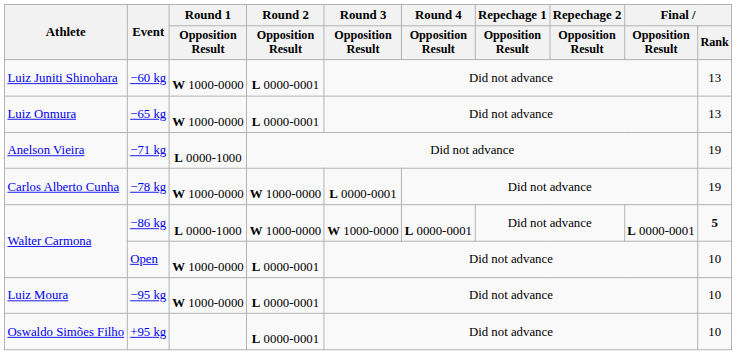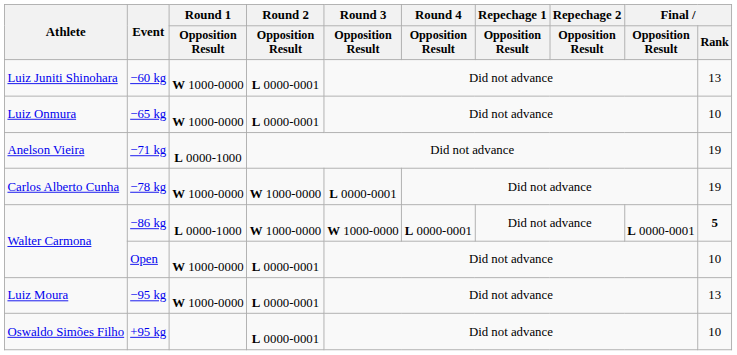(715, 114) 13 -> (715, 114) 10
(715, 296) 10 -> (715, 296) 13
